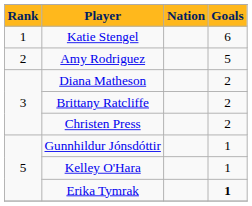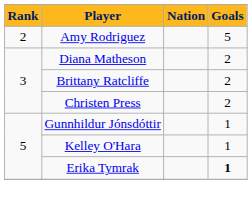- row: (103, 37)
